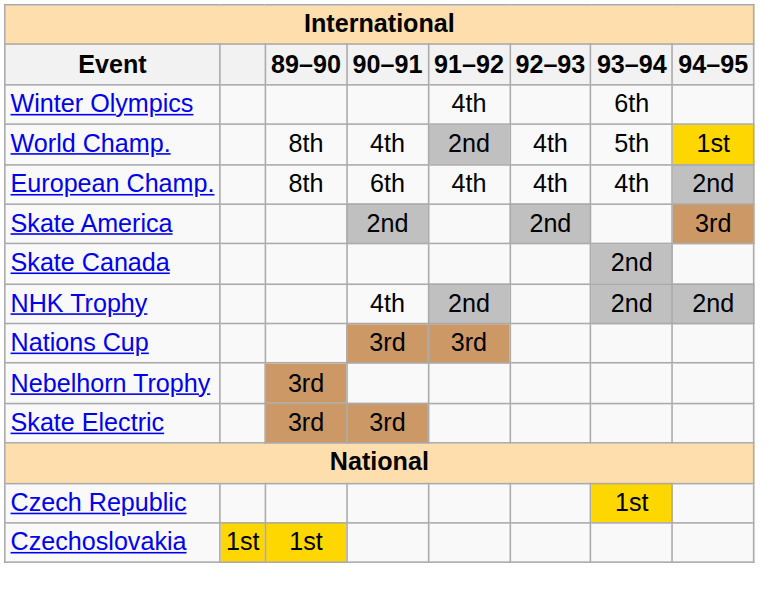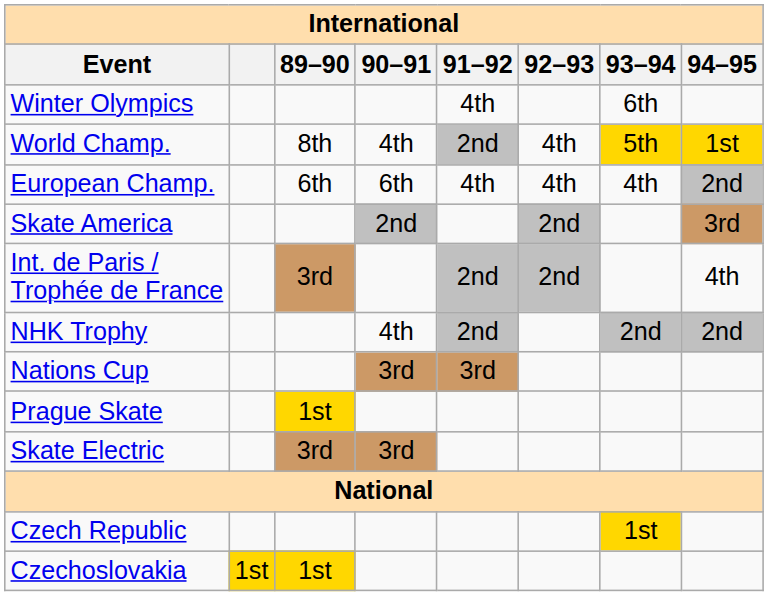(632, 143) no background -> (641, 143) gold background
(306, 183) 8th -> (315, 183) 6th
- row: (90, 263)
+ row: (117, 277)
- row: (110, 382)
+ row: (87, 411)
